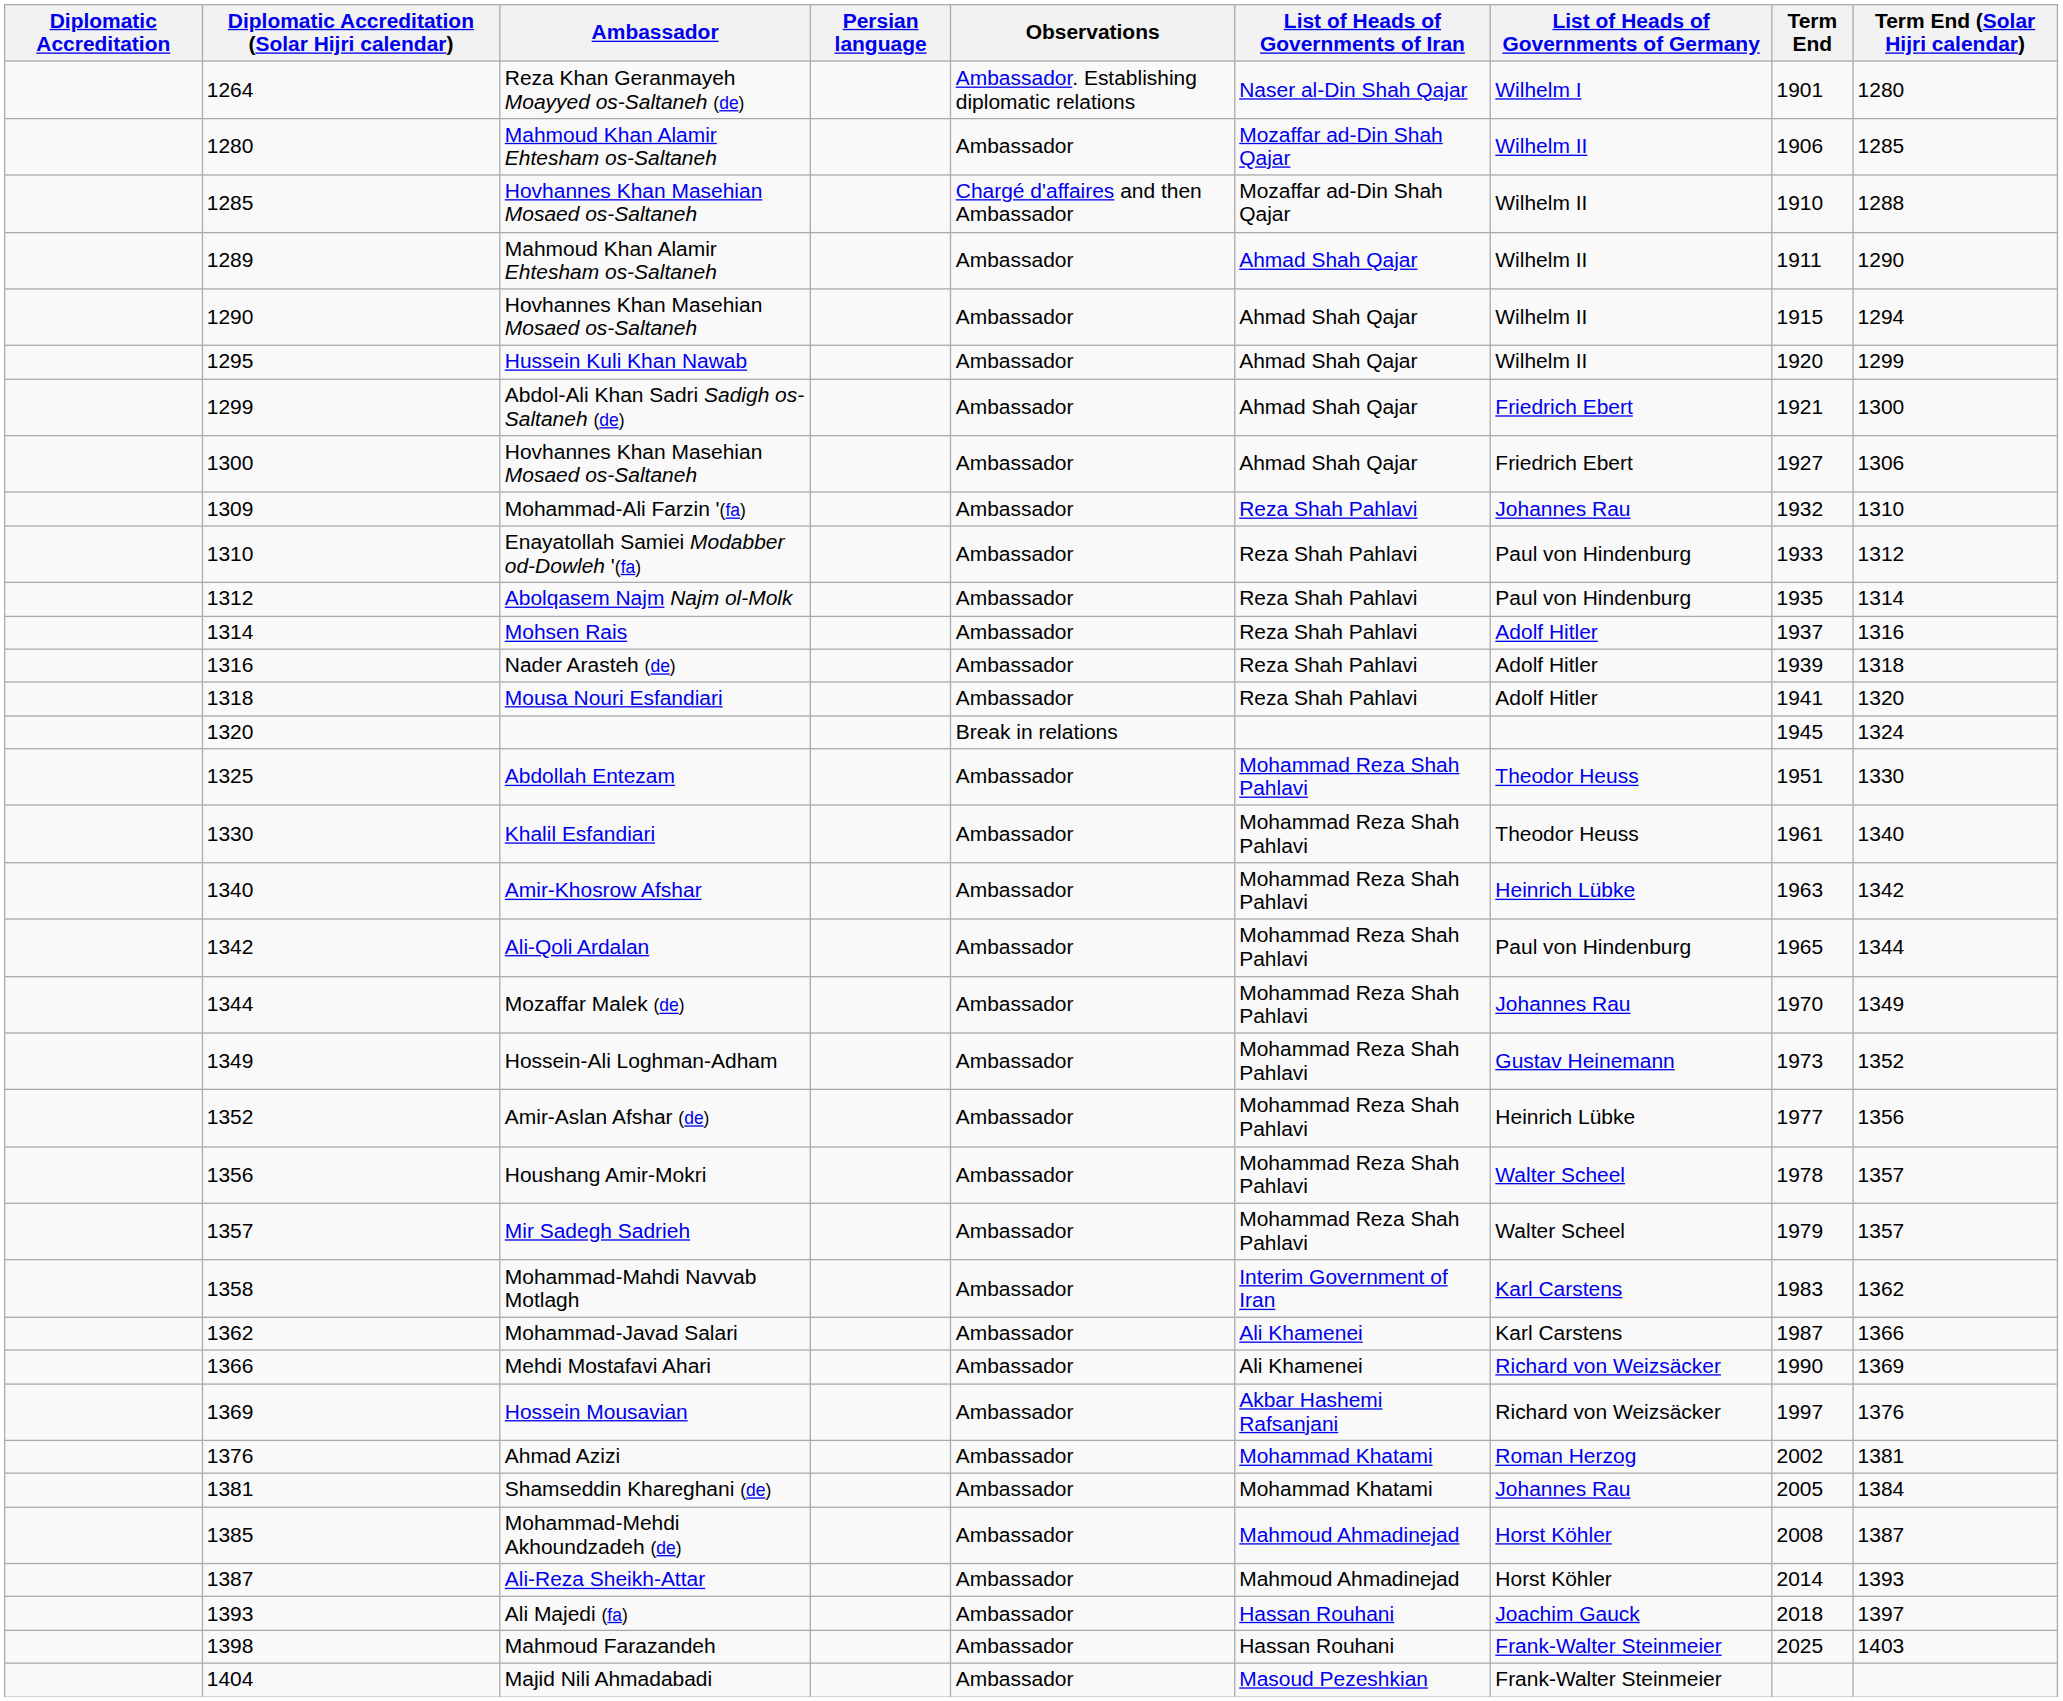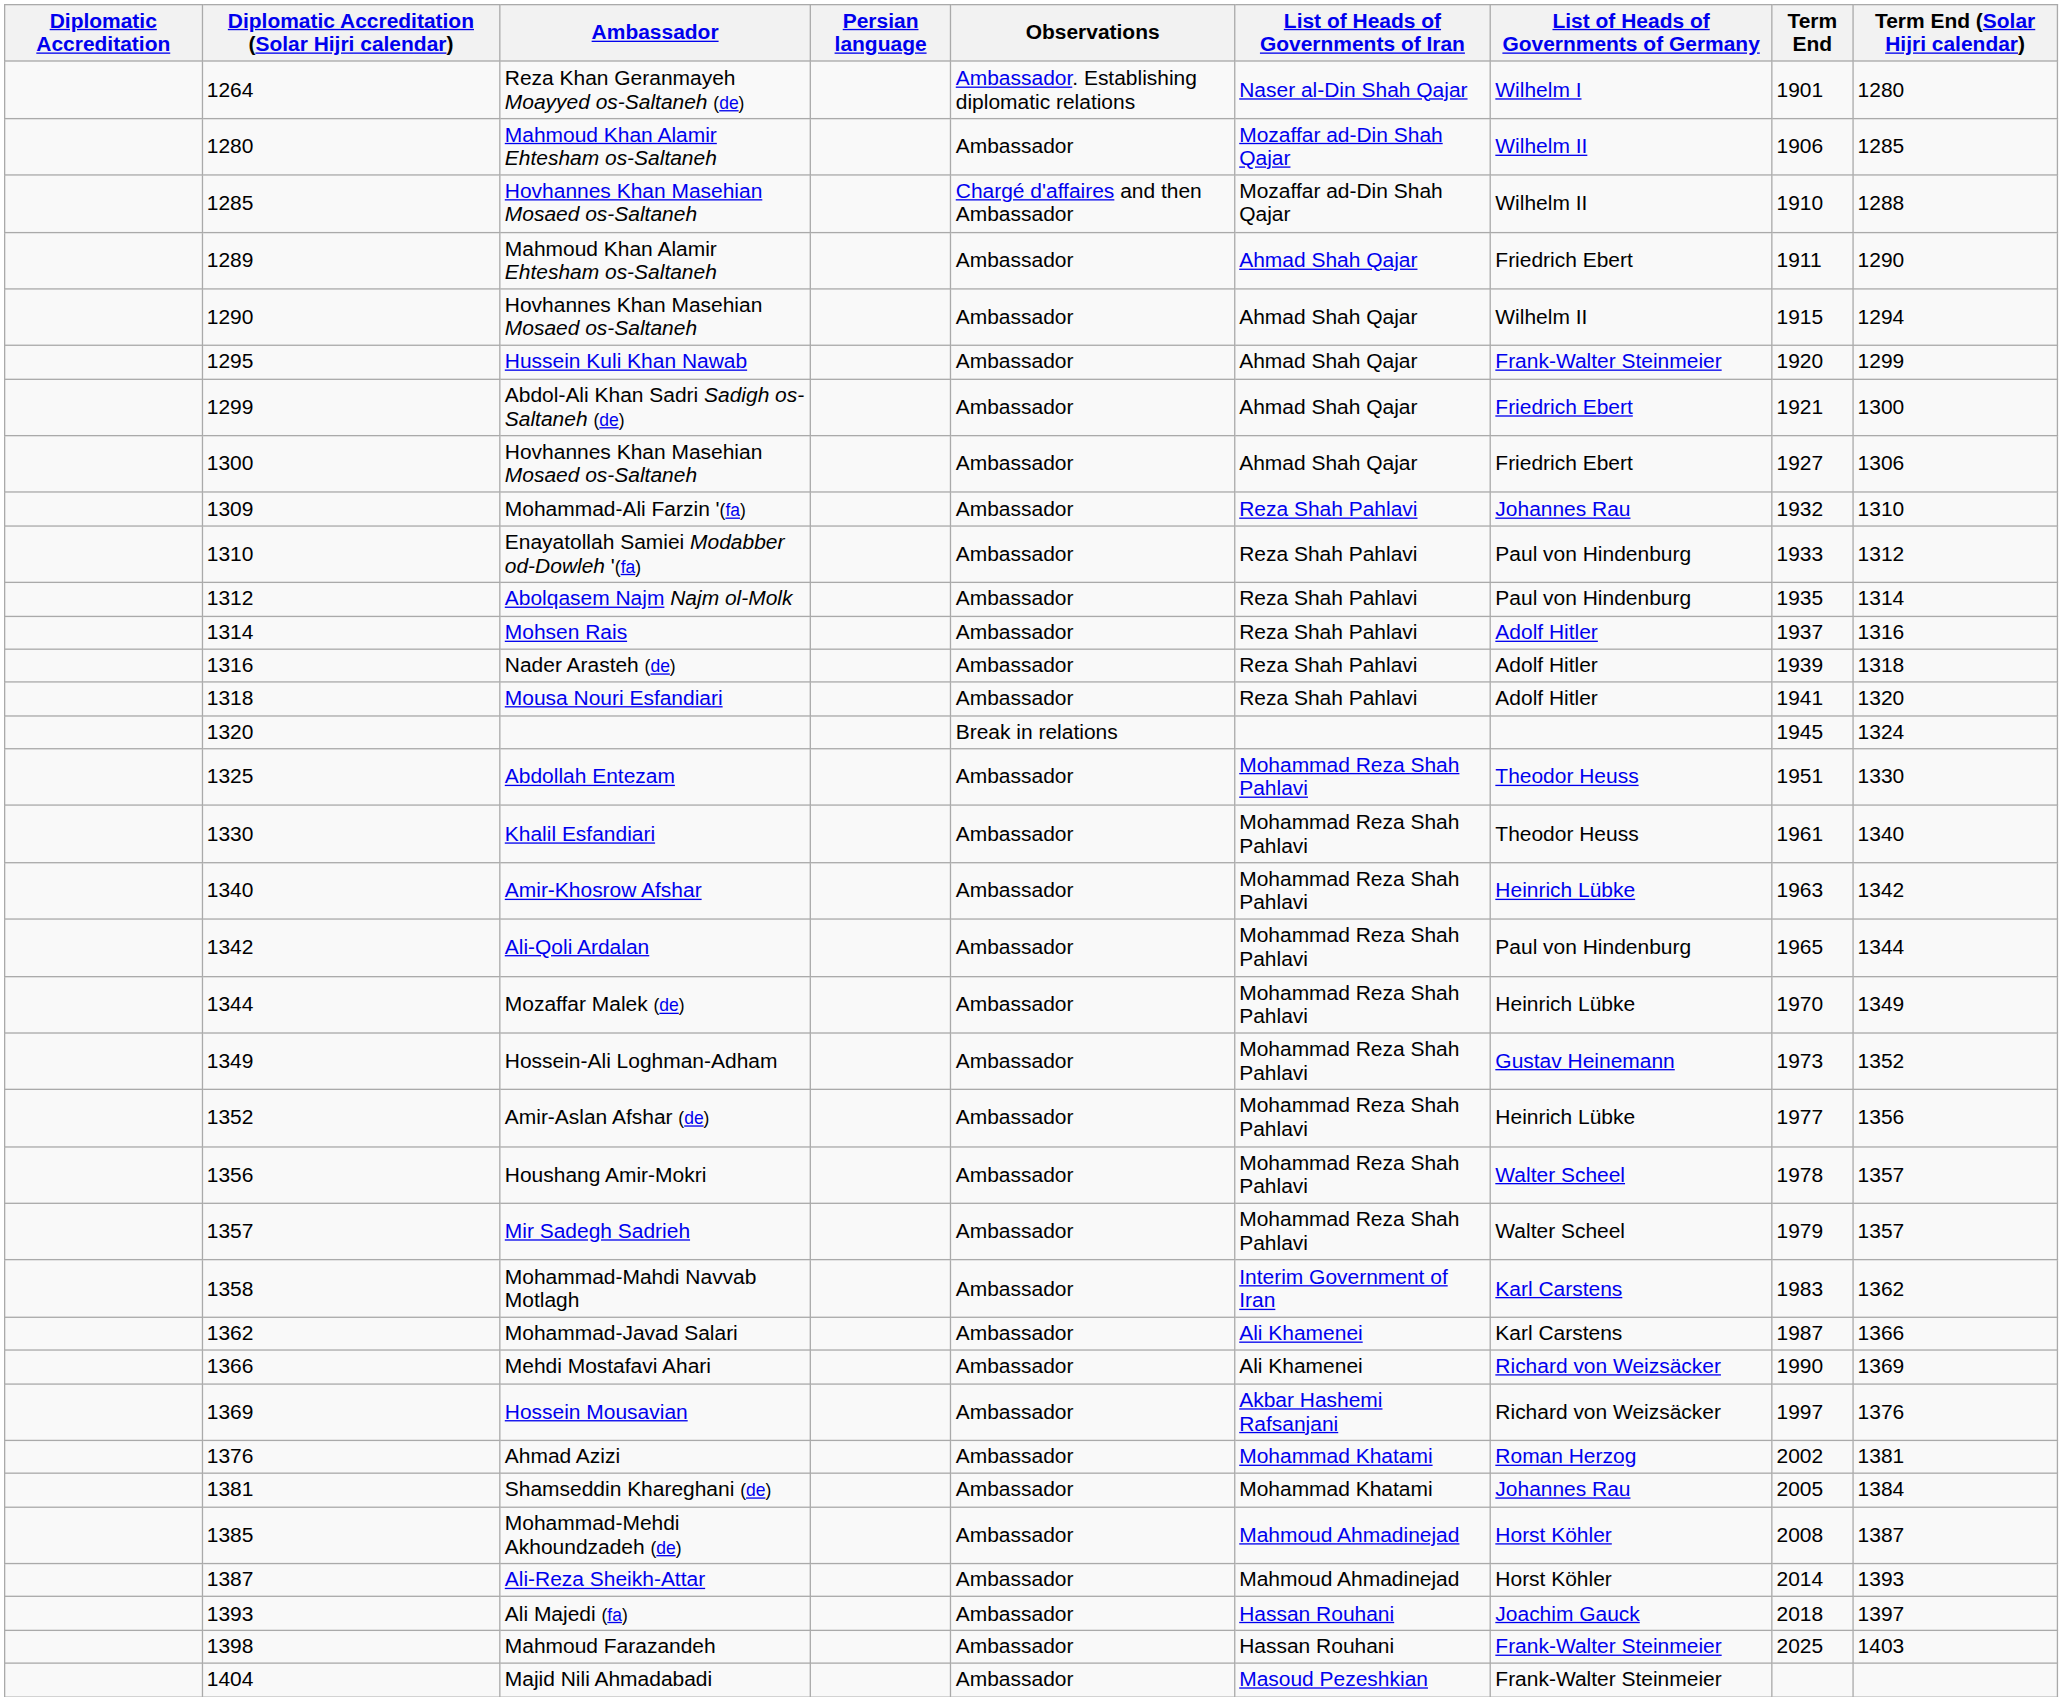(1541, 260) Wilhelm II -> (1564, 260) Friedrich Ebert
(1541, 362) Wilhelm II -> (1609, 362) Frank-Walter Steinmeier
(1563, 1004) Johannes Rau -> (1565, 1004) Heinrich Lübke
